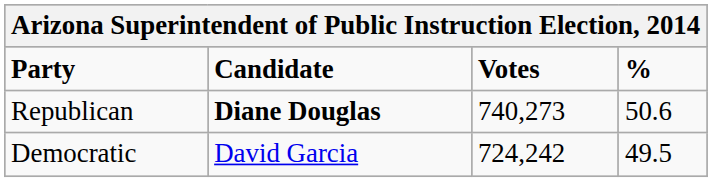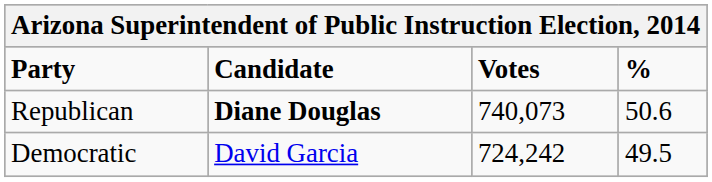(522, 111) 740,273 -> (522, 111) 740,073
